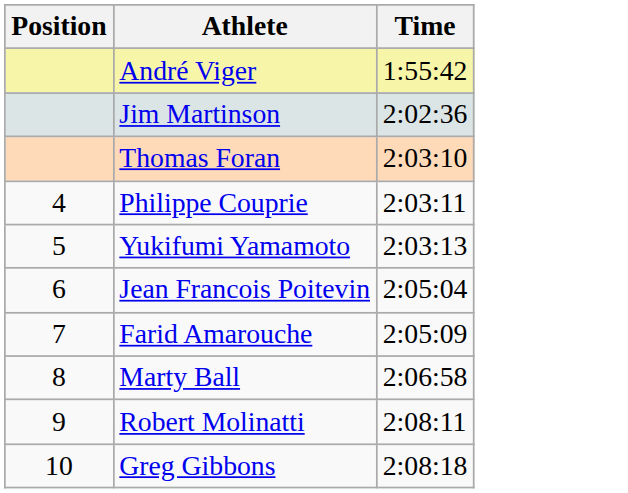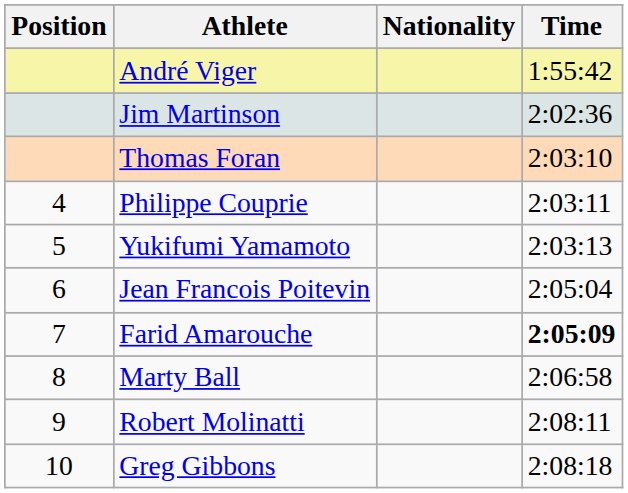+ column: (449, 26)
(425, 333) normal -> (572, 333) bold
